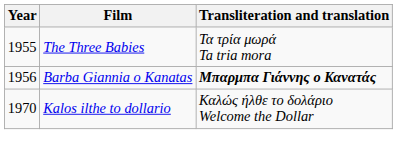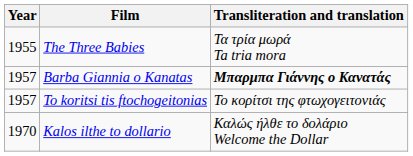(22, 77) 1956 -> (22, 77) 1957
+ row: (125, 100)
